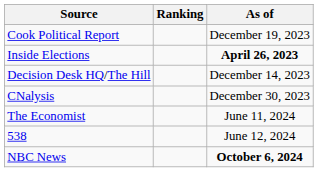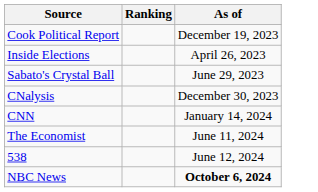(260, 55) bold -> (228, 55) normal
+ row: (61, 75)
- row: (79, 75)
+ row: (21, 116)
